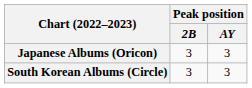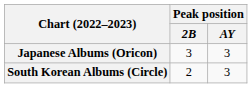(189, 72) 3 -> (189, 72) 2
